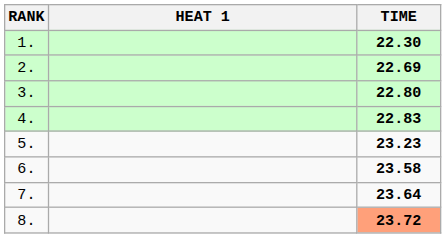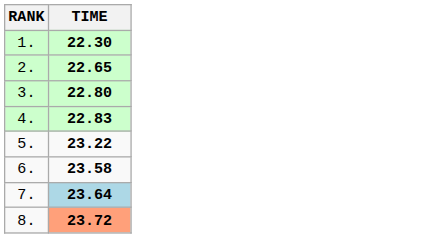- column: (203, 17)
(399, 68) 22.69 -> (90, 68) 22.65
(399, 144) 23.23 -> (90, 144) 23.22
(399, 195) no background -> (90, 195) lightblue background
